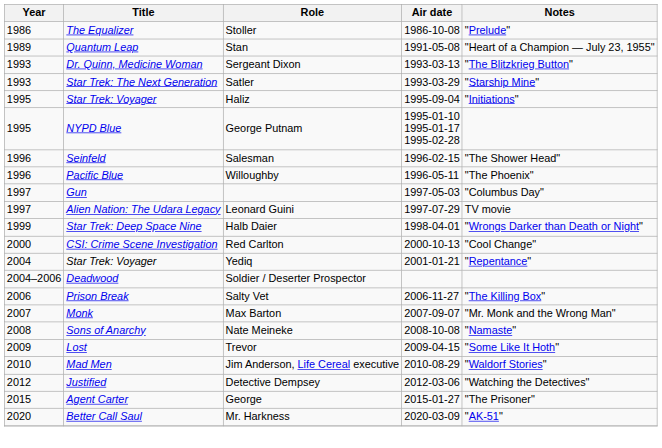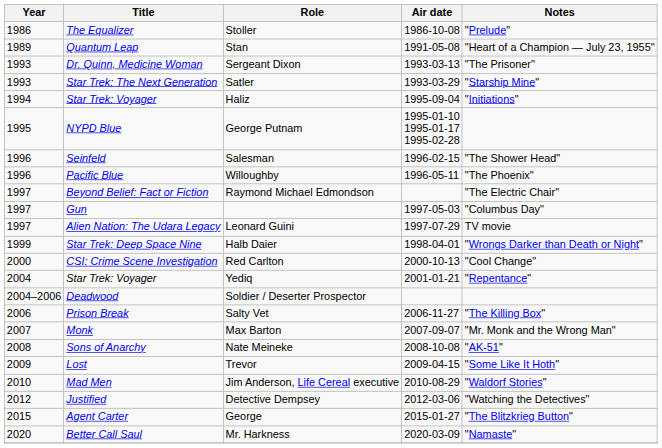(519, 64) "The Blitzkrieg Button" -> (500, 64) "The Prisoner"
(19, 99) 1995 -> (19, 99) 1994
+ row: (137, 192)
(490, 330) "Namaste" -> (484, 348) "AK-51"
(500, 399) "The Prisoner" -> (519, 417) "The Blitzkrieg Button"
(484, 417) "AK-51" -> (490, 434) "Namaste"
